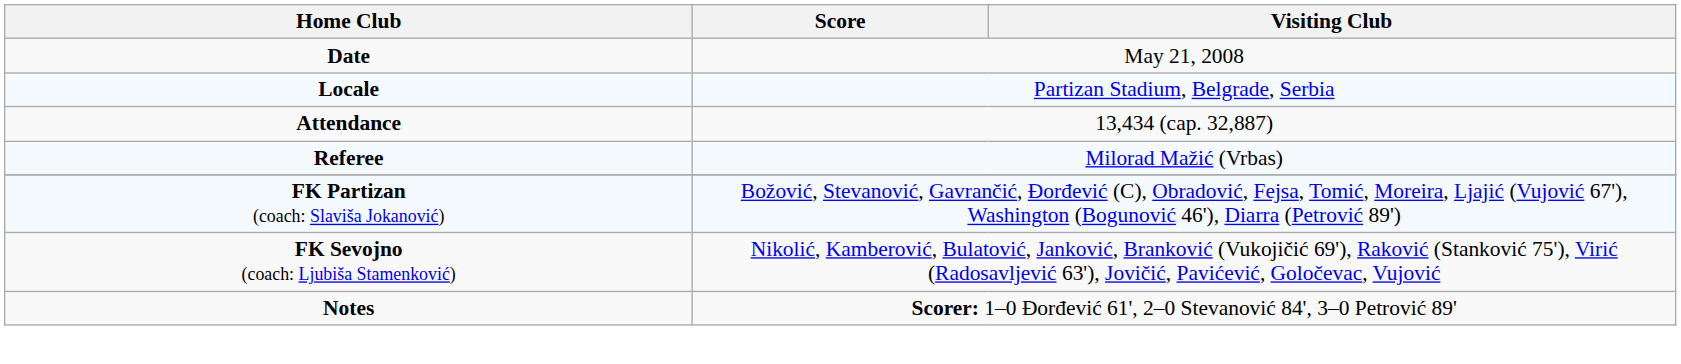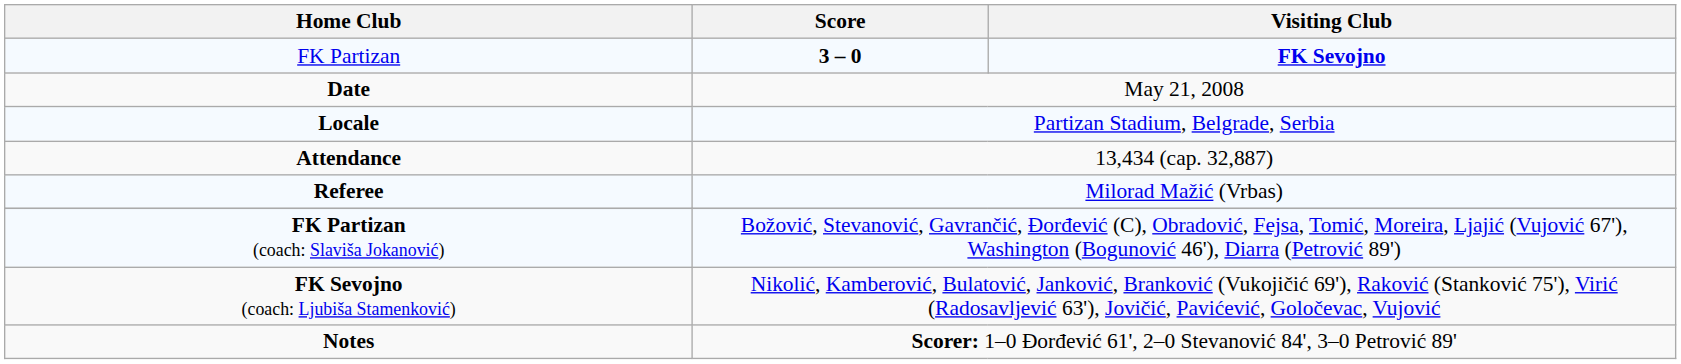+ row: (349, 55)
